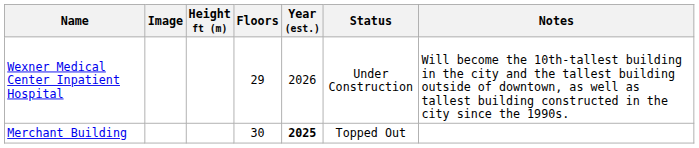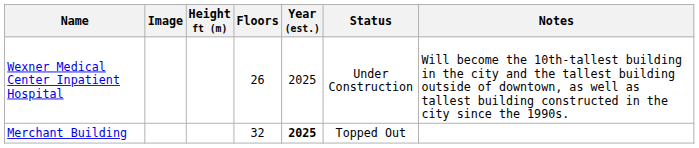(258, 80) 29 -> (258, 80) 26
(302, 80) 2026 -> (302, 80) 2025
(258, 133) 30 -> (258, 133) 32
